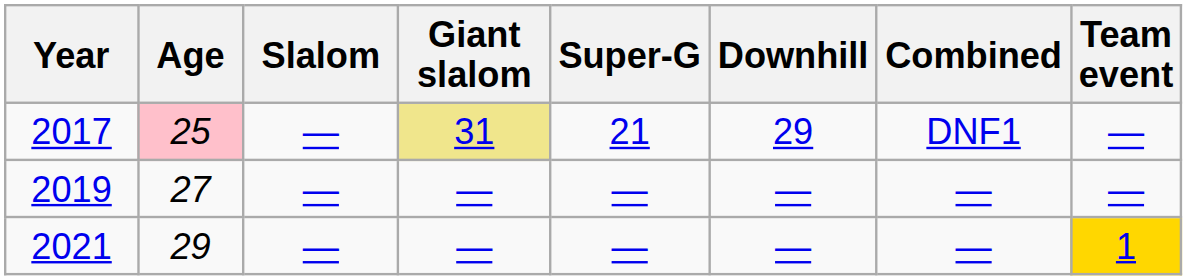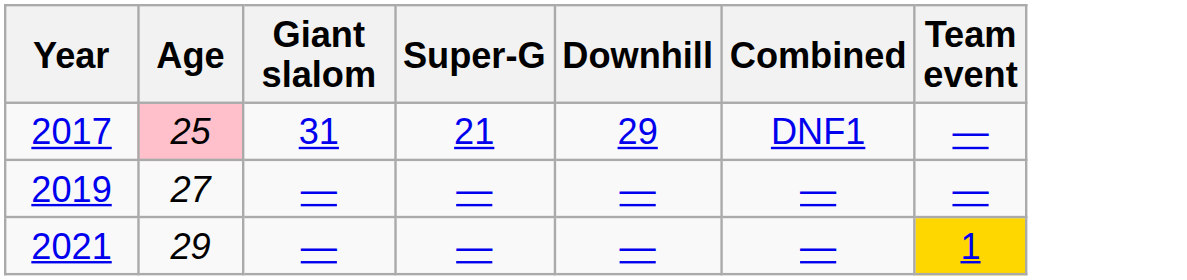- column: (321, 54)
(474, 132) khaki background -> (319, 132) no background
